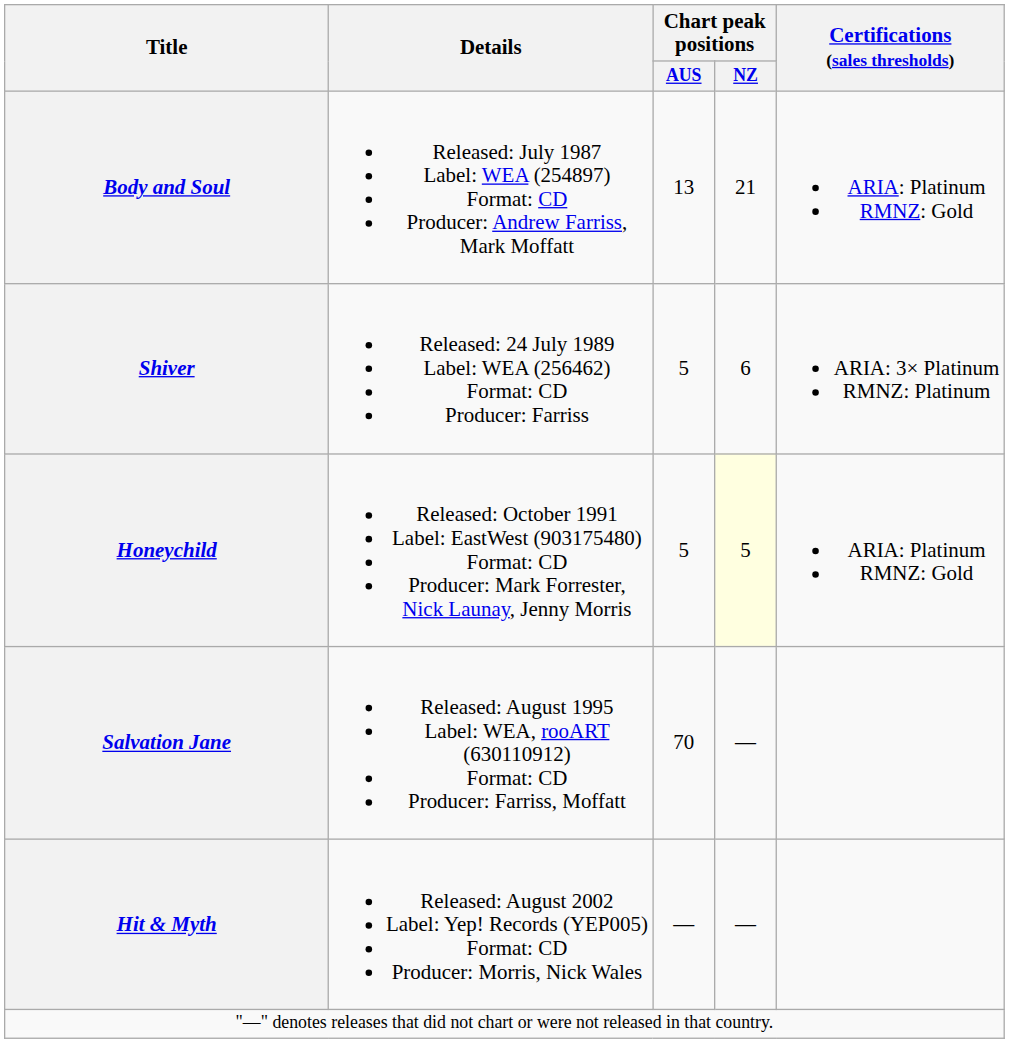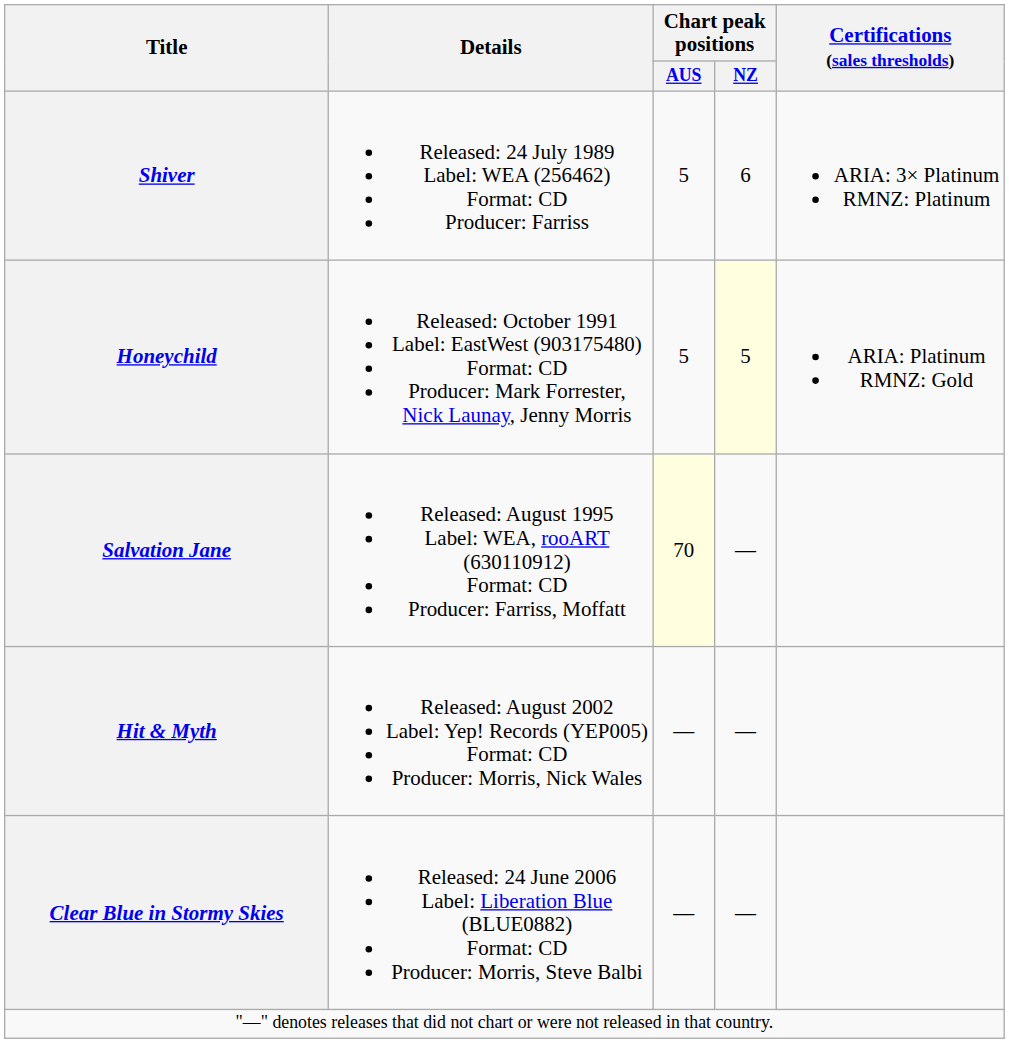- row: (167, 187)
(684, 742) no background -> (684, 549) lightyellow background
+ row: (167, 912)
